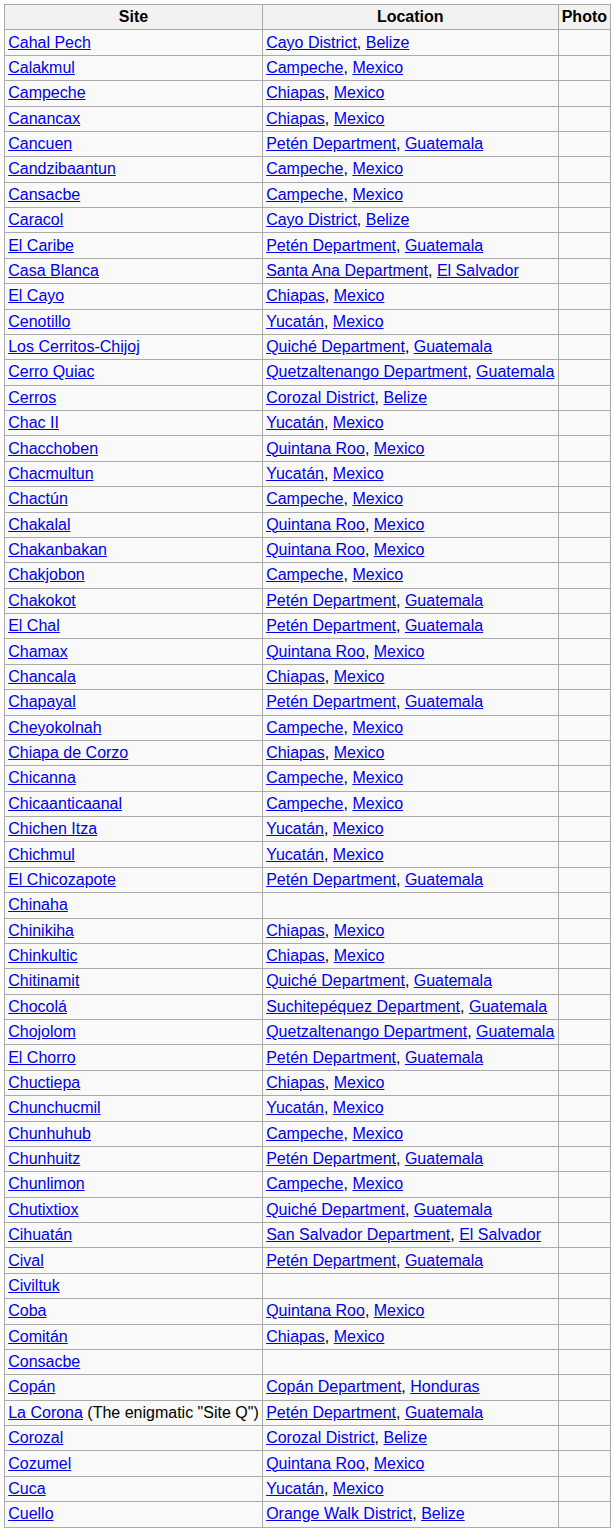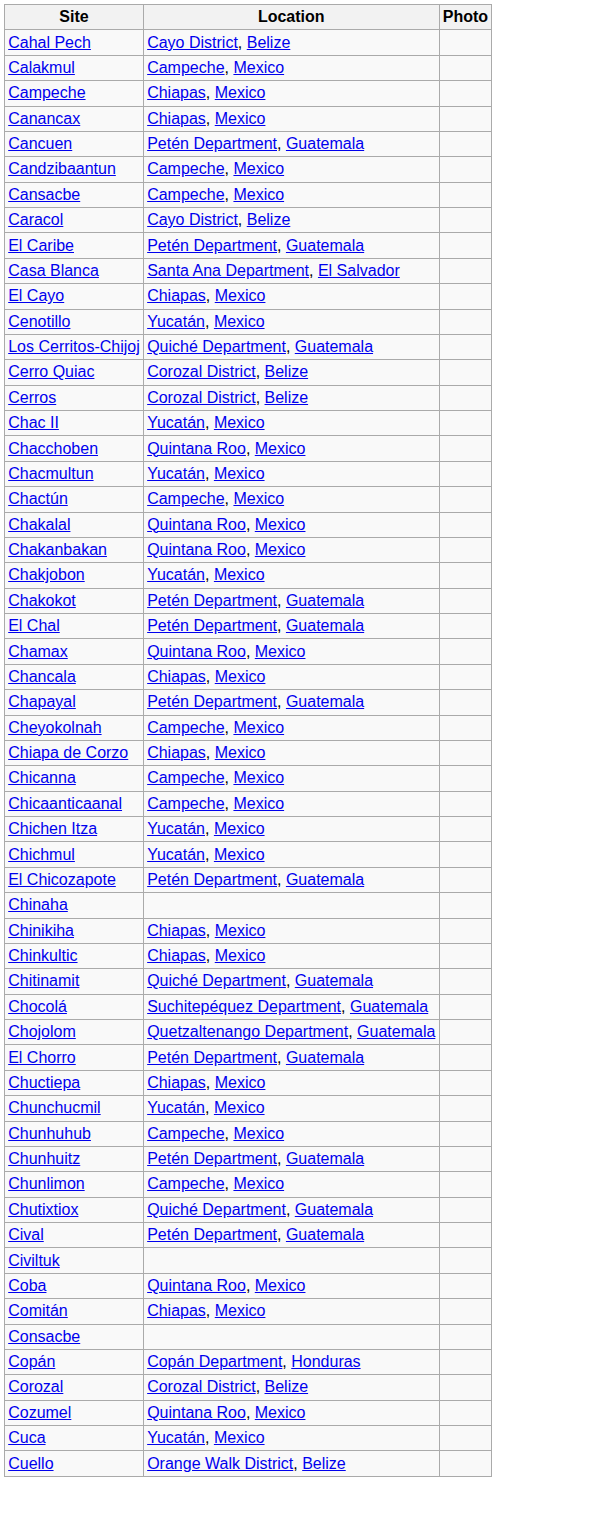(410, 372) Quetzaltenango Department, Guatemala -> (228, 372) Corozal District, Belize
(335, 575) Campeche, Mexico -> (206, 575) Yucatán, Mexico
- row: (40, 1235)
- row: (133, 1412)
